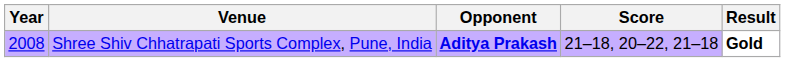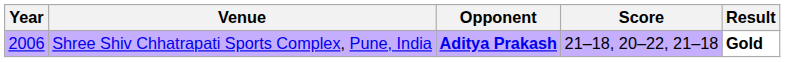(26, 44) 2008 -> (26, 44) 2006
